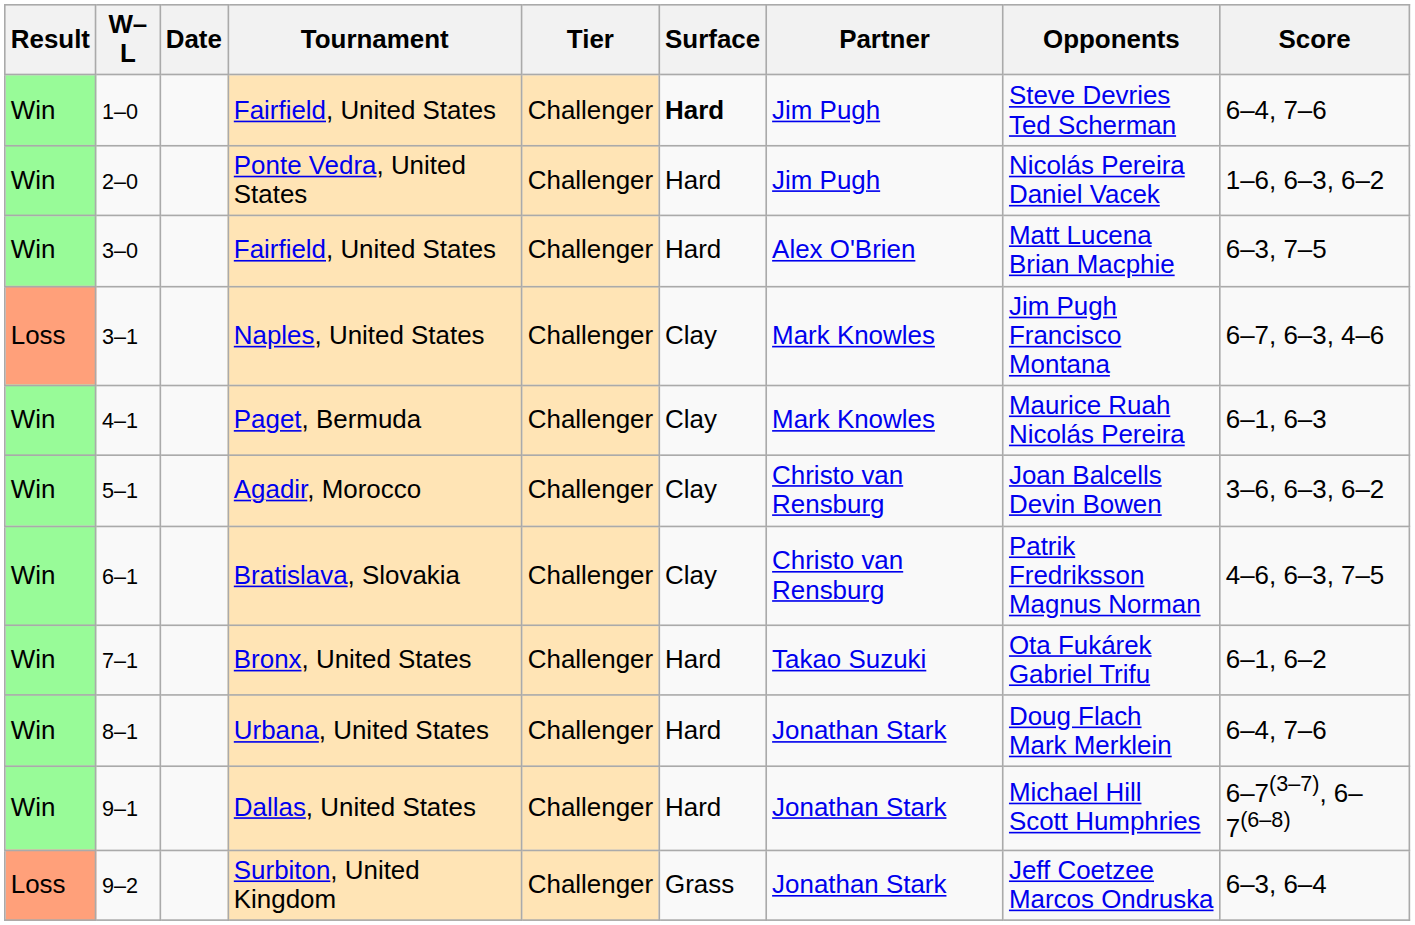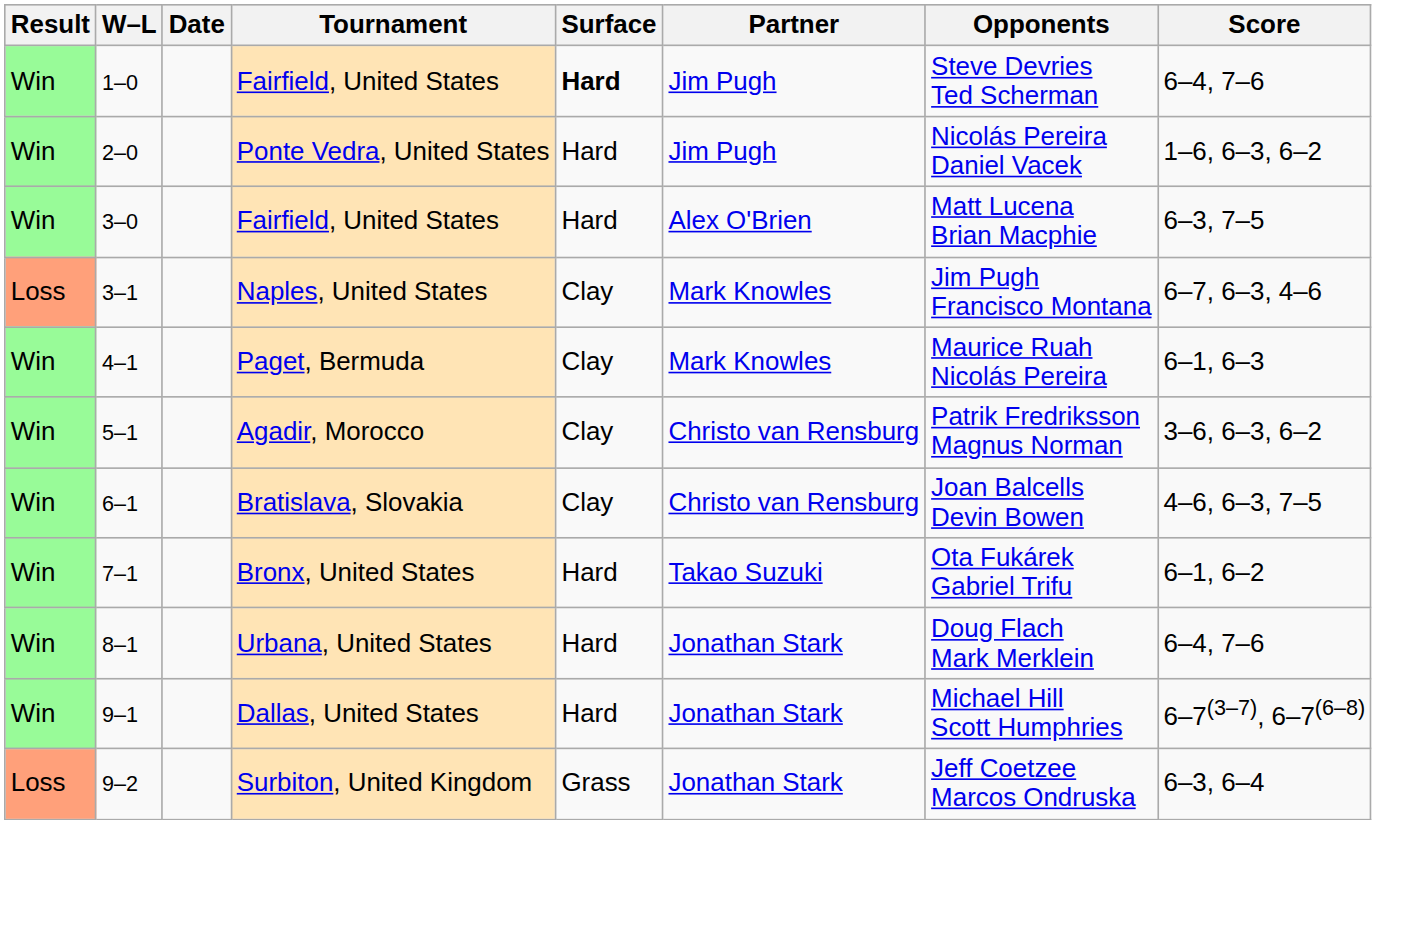- column: (590, 39)
(1085, 490) Joan Balcells Devin Bowen -> (1036, 432) Patrik Fredriksson Magnus Norman
(1105, 575) Patrik Fredriksson Magnus Norman -> (1007, 502) Joan Balcells Devin Bowen
